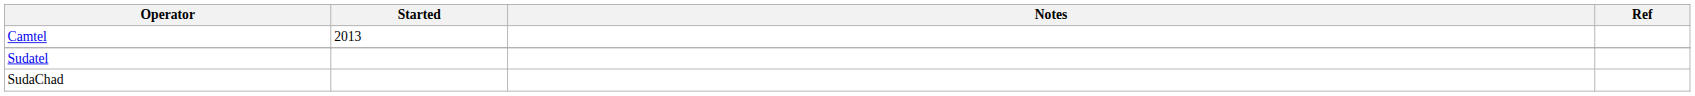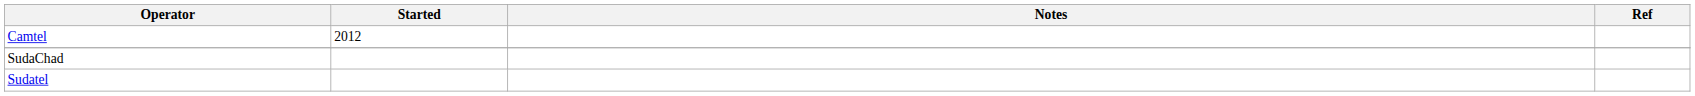(348, 36) 2013 -> (348, 36) 2012
rows swapped: (36, 79) <-> (28, 58)
